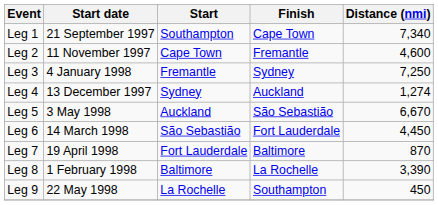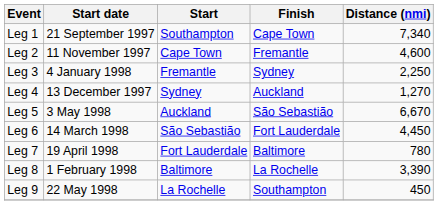(415, 72) 7,250 -> (415, 72) 2,250
(415, 92) 1,274 -> (415, 92) 1,270
(420, 151) 870 -> (420, 151) 780
